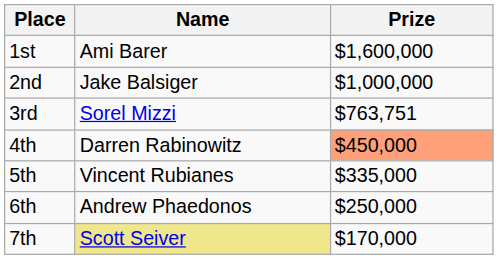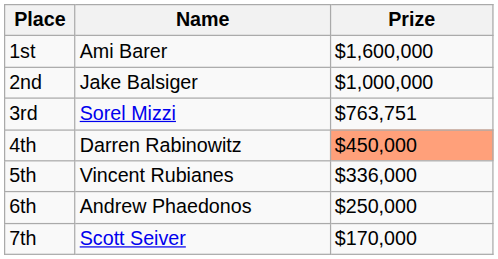(376, 176) $335,000 -> (376, 176) $336,000
(133, 238) khaki background -> (133, 238) no background
